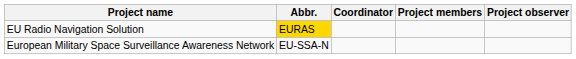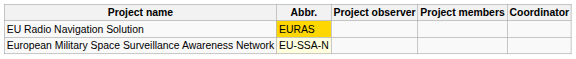columns swapped: (363, 12) <-> (528, 12)
(304, 45) no background -> (304, 45) lightyellow background
